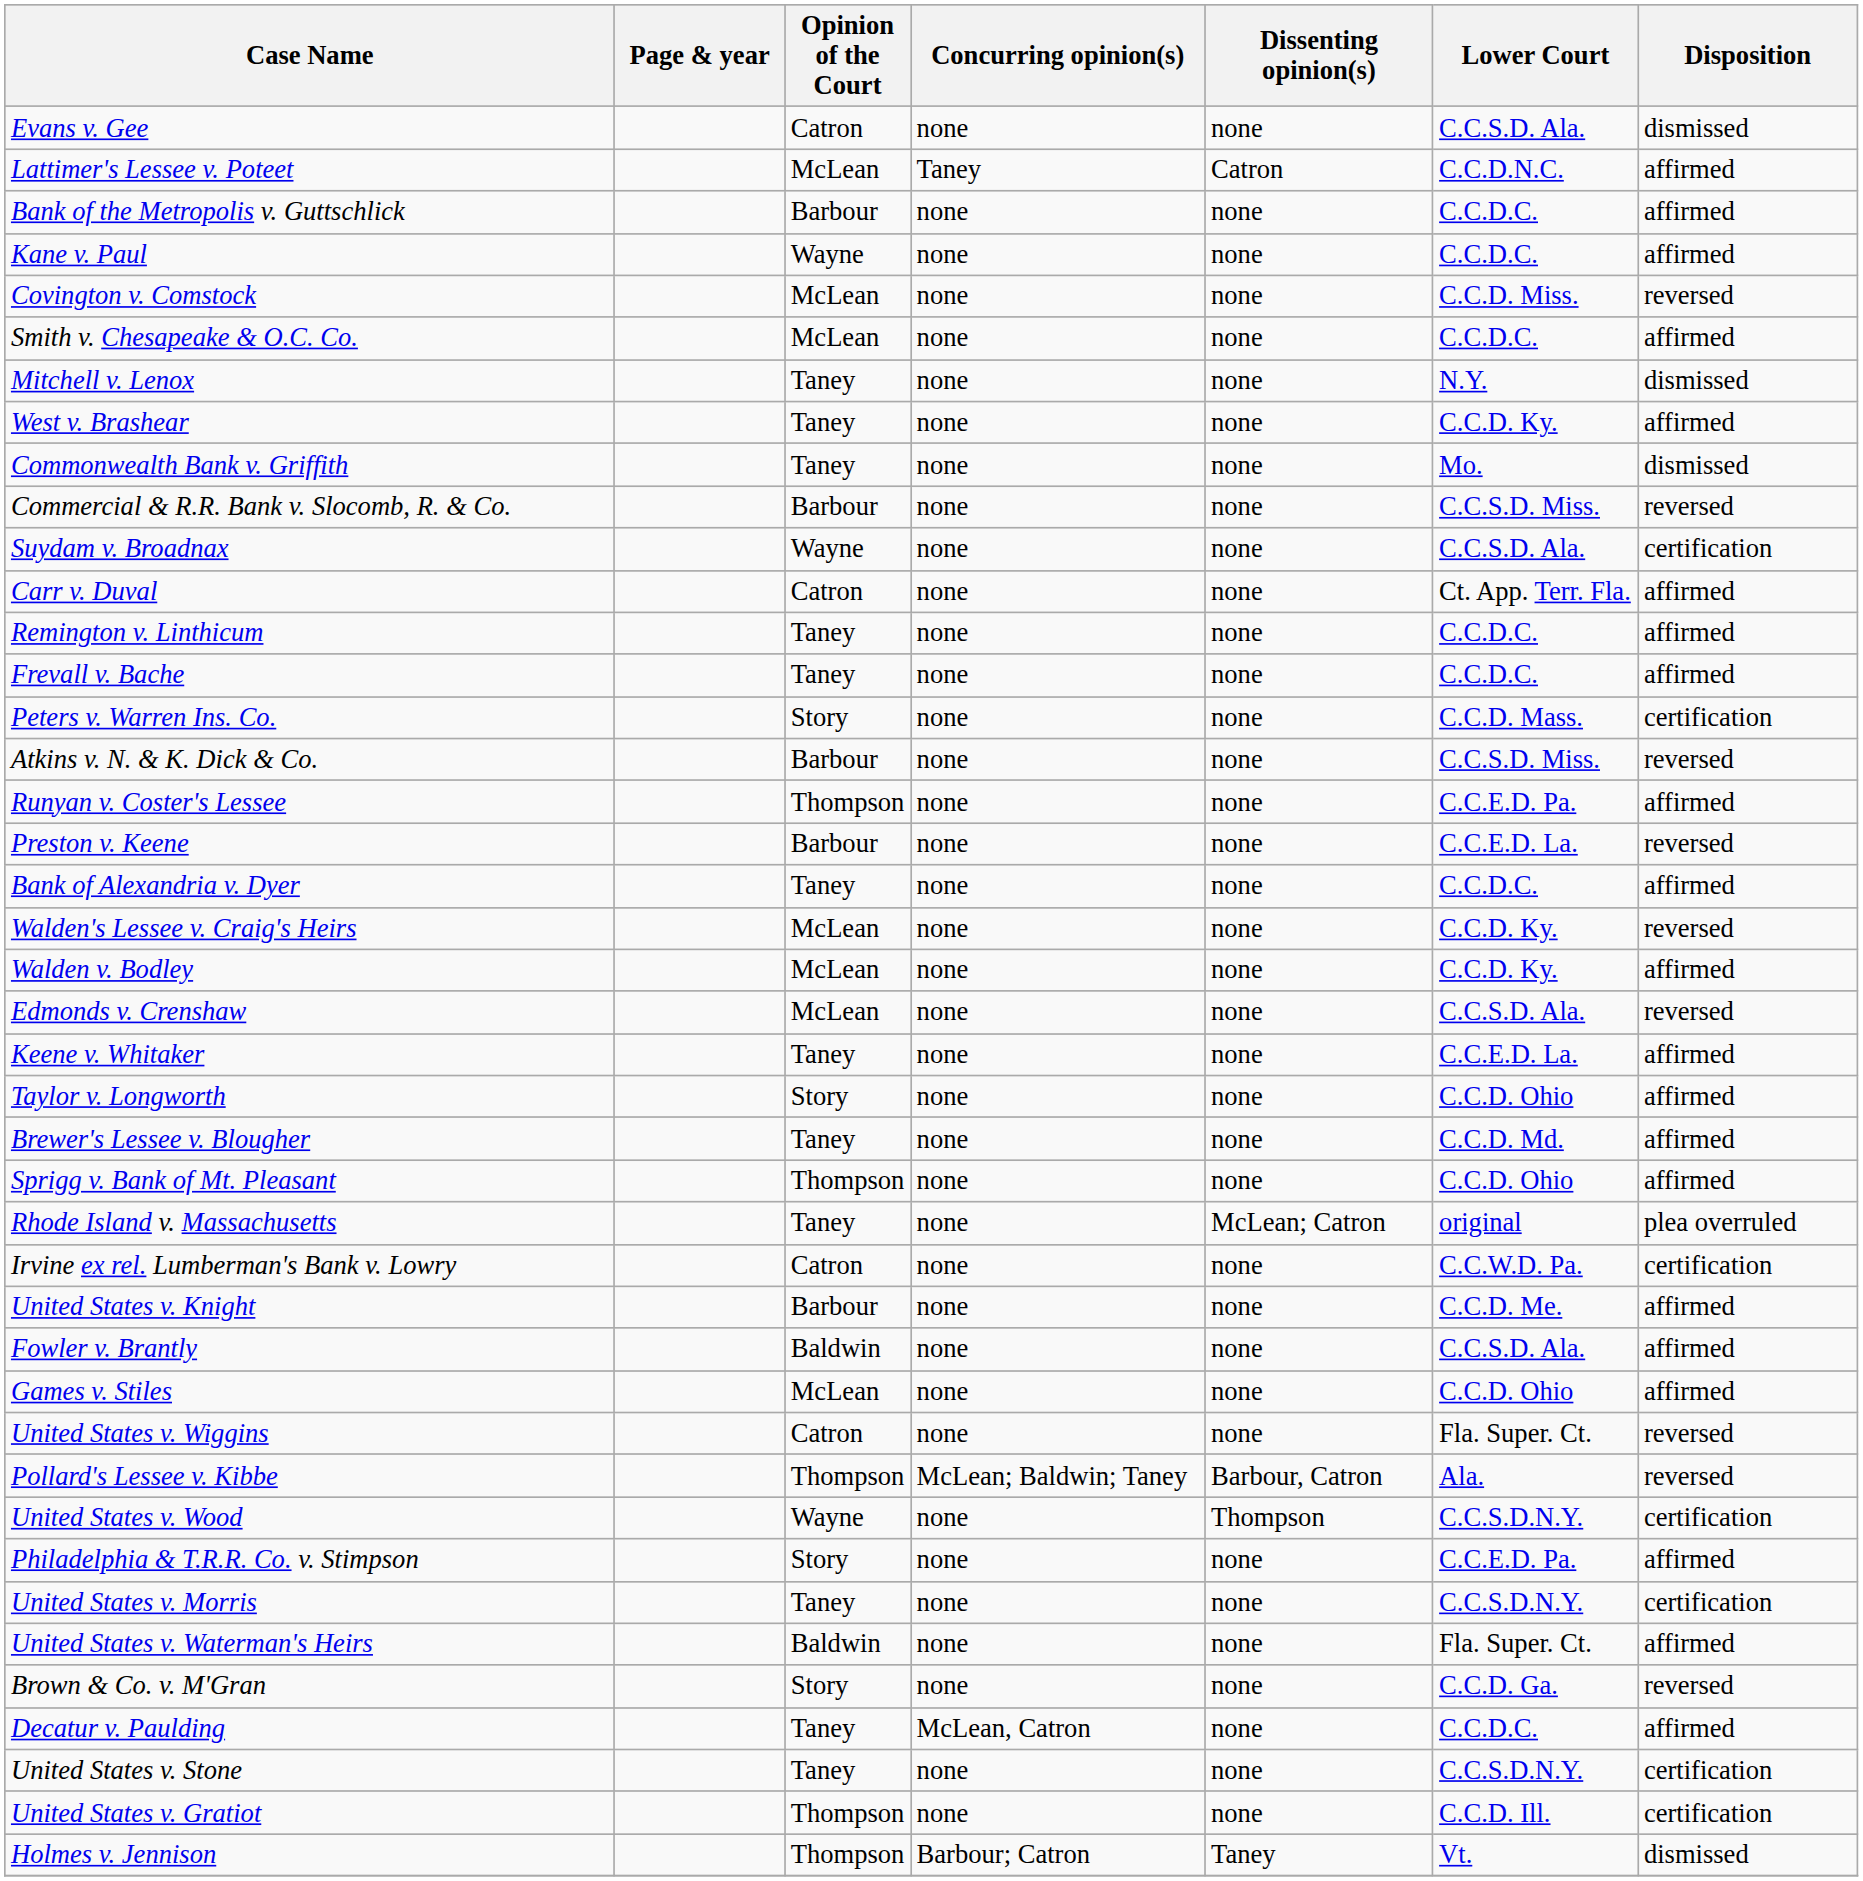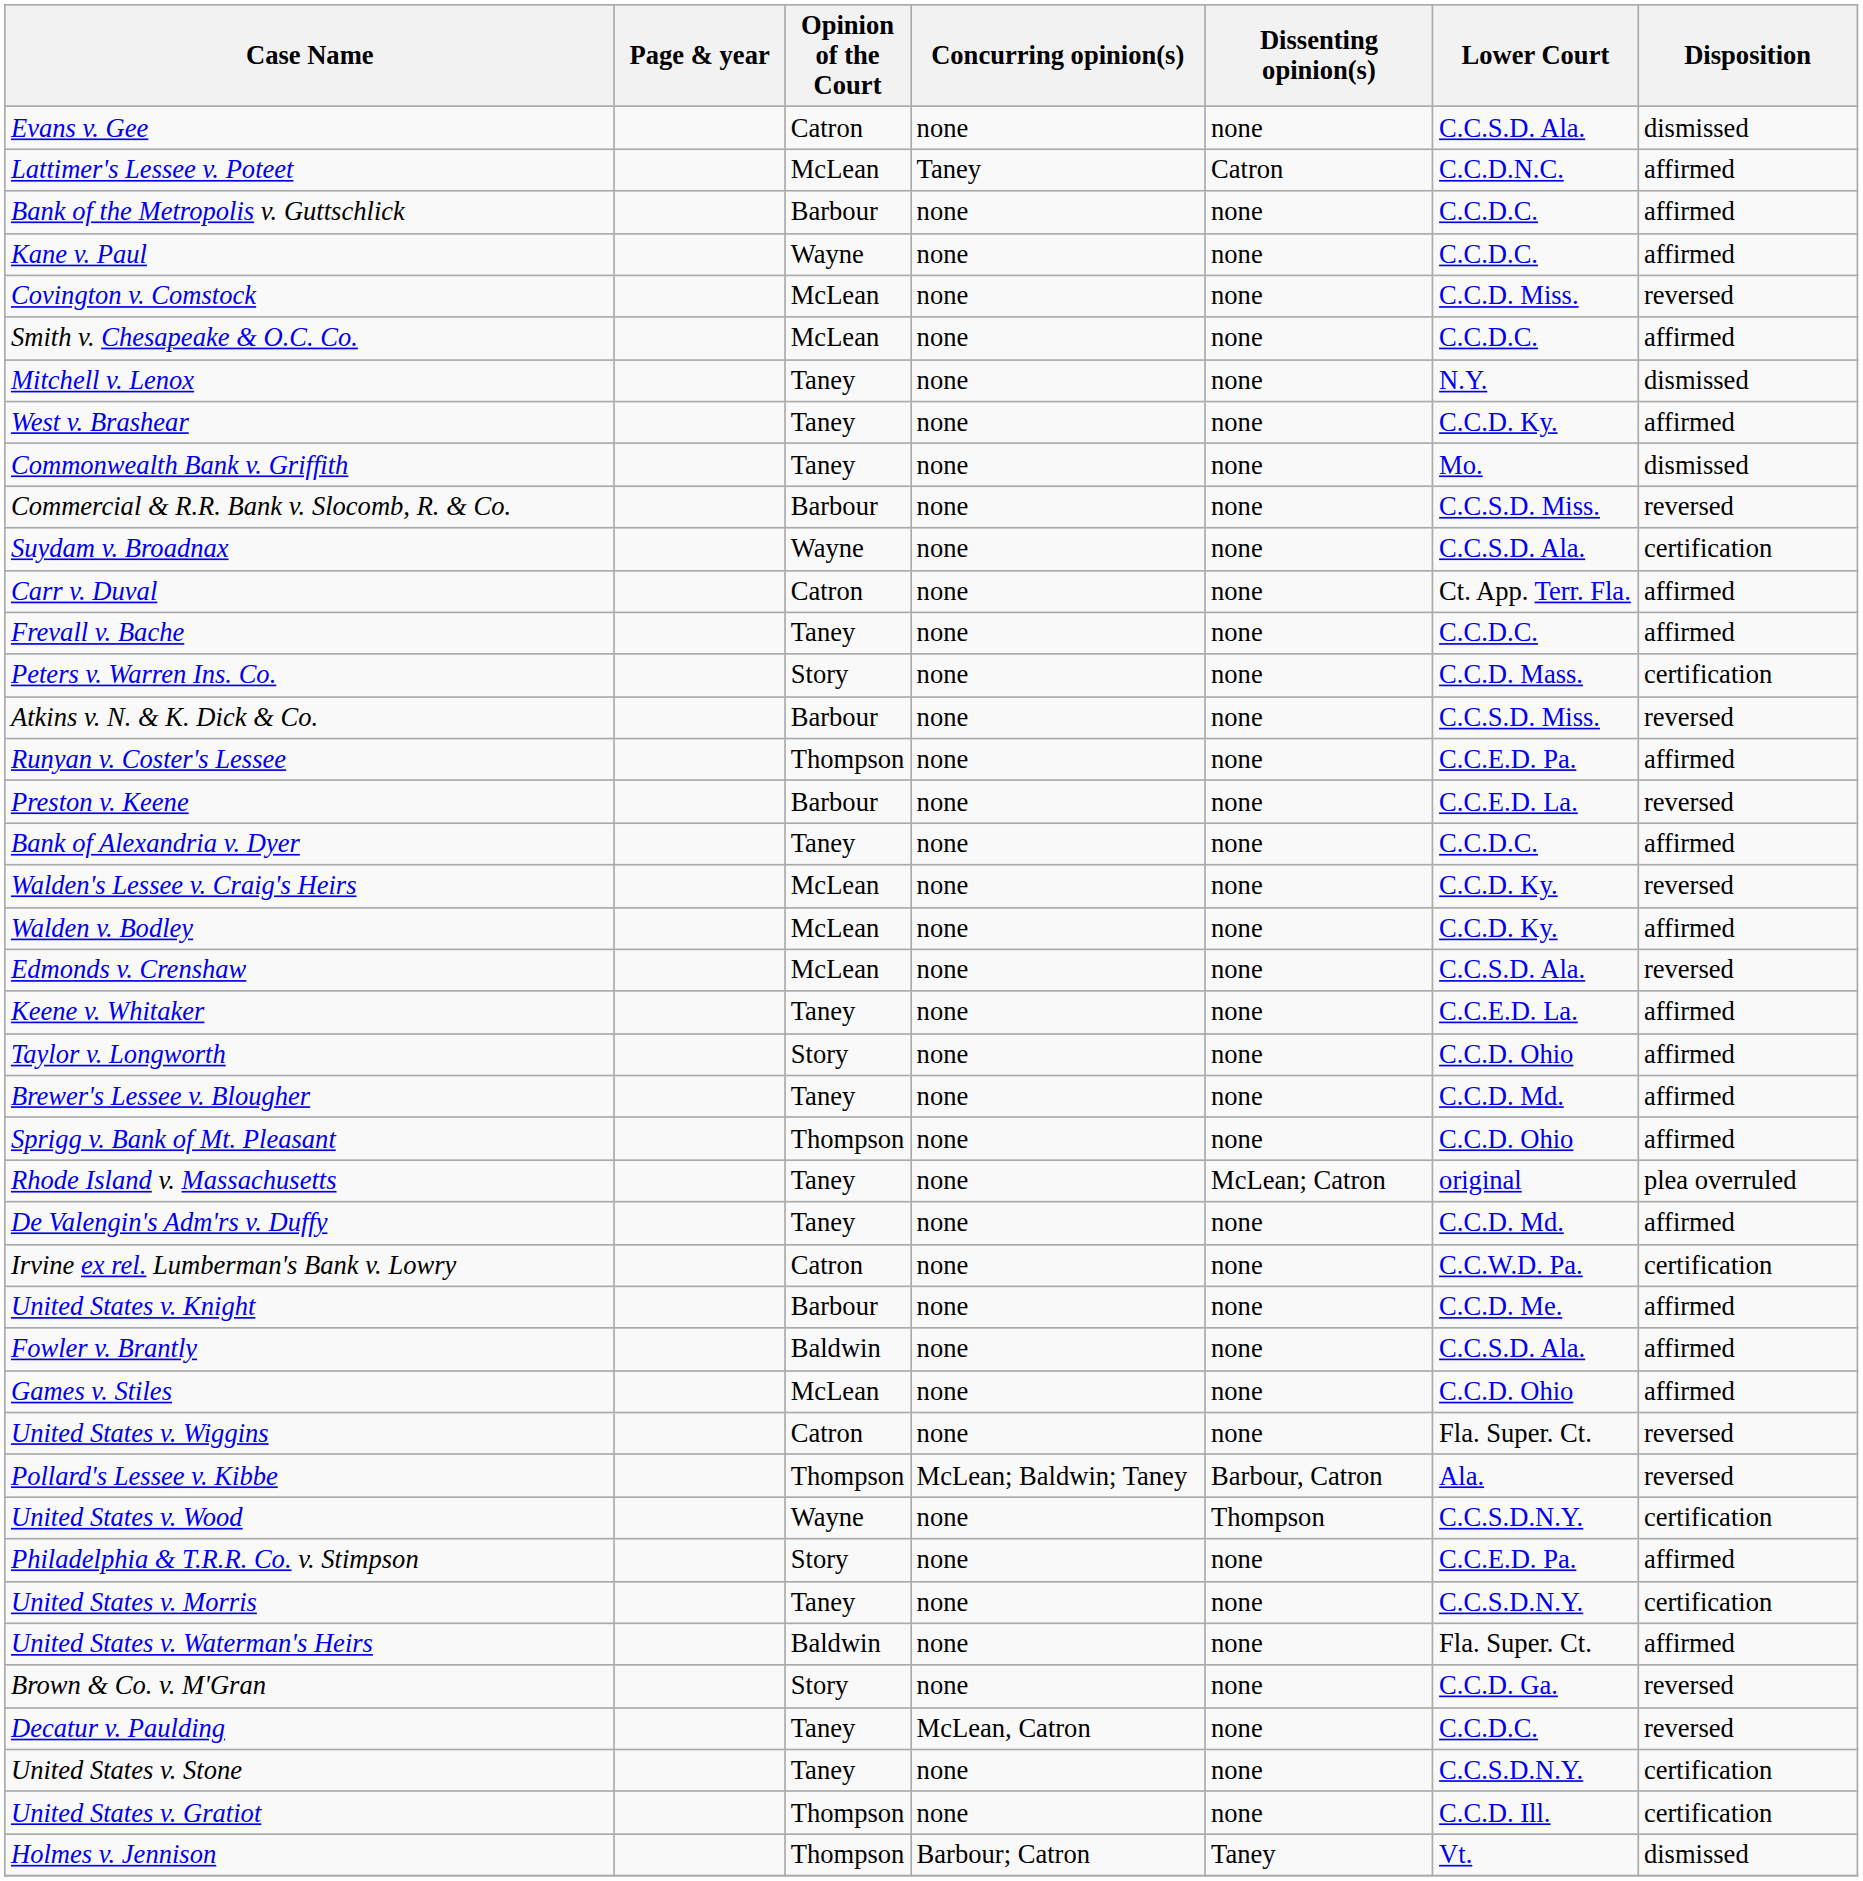- row: (137, 632)
+ row: (169, 1222)
(1689, 1728) affirmed -> (1689, 1728) reversed
